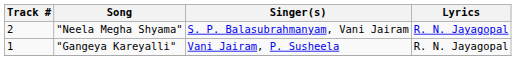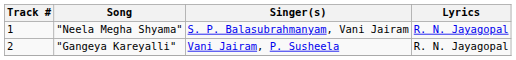(10, 30) 2 -> (10, 30) 1
(10, 47) 1 -> (10, 47) 2
